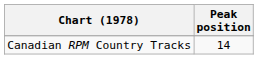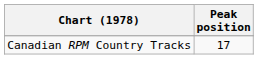(224, 45) 14 -> (224, 45) 17
